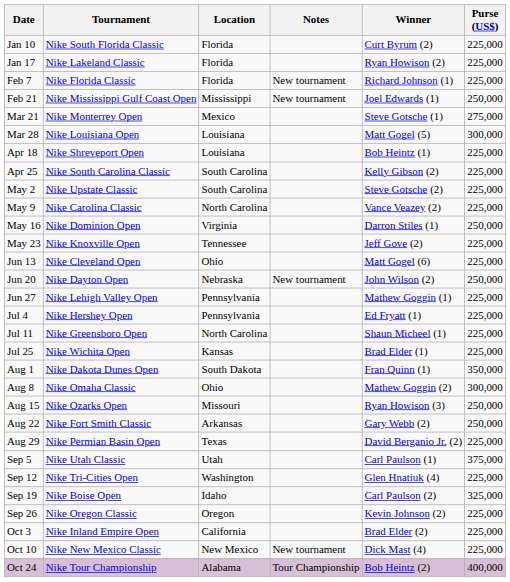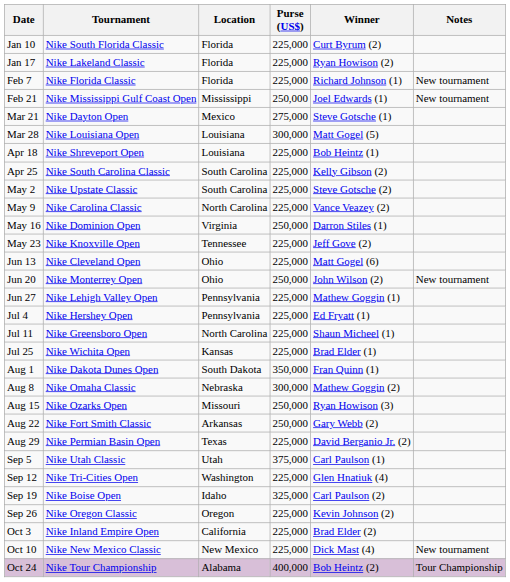columns swapped: (485, 20) <-> (316, 20)
(94, 116) Nike Monterrey Open -> (87, 116) Nike Dayton Open
(87, 279) Nike Dayton Open -> (94, 279) Nike Monterrey Open
(222, 279) Nebraska -> (212, 279) Ohio
(212, 387) Ohio -> (222, 387) Nebraska
